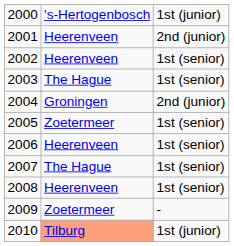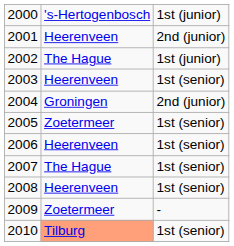(81, 58) Heerenveen -> (78, 58) The Hague
(191, 58) 1st (senior) -> (189, 58) 1st (junior)
(78, 79) The Hague -> (81, 79) Heerenveen
(189, 230) 1st (junior) -> (191, 230) 1st (senior)
